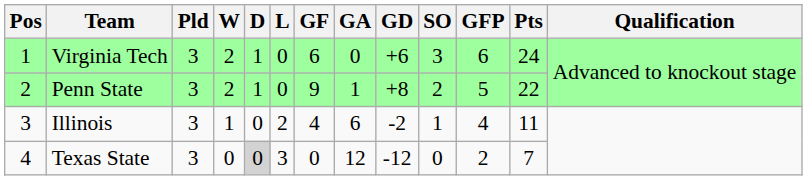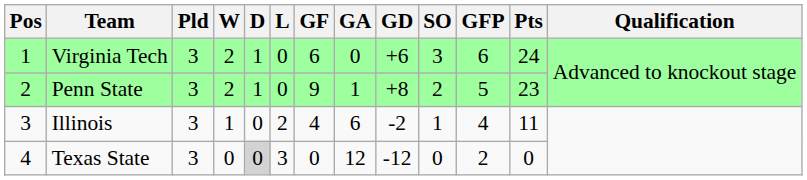(529, 89) 22 -> (529, 89) 23
(529, 157) 7 -> (529, 157) 0
